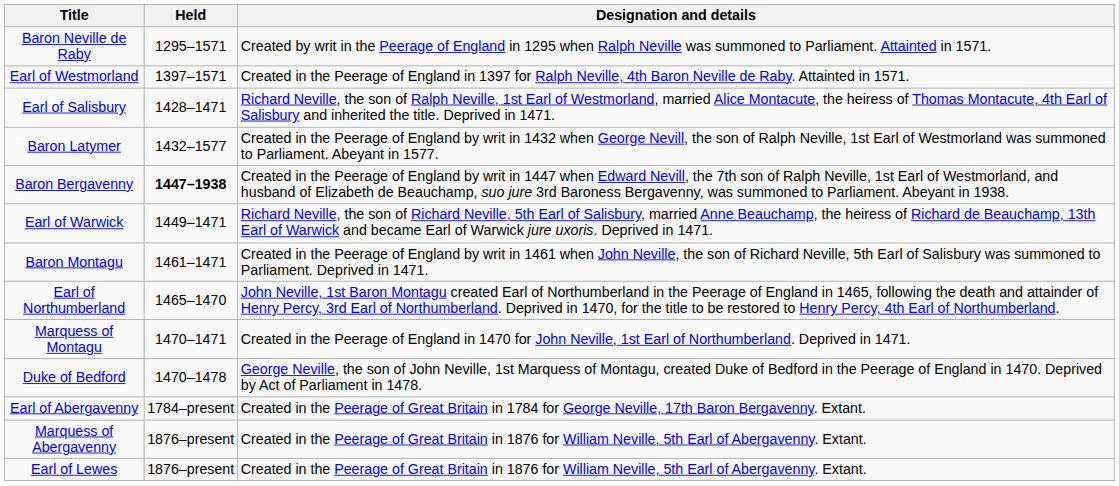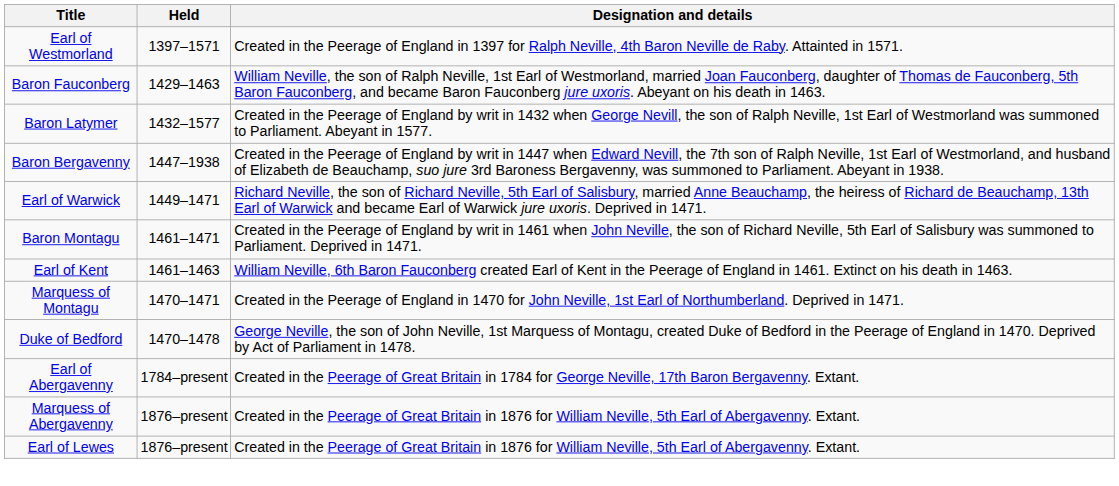- row: (74, 46)
- row: (74, 107)
+ row: (71, 84)
(191, 184) bold -> (184, 162) normal
+ row: (71, 269)
- row: (74, 300)
